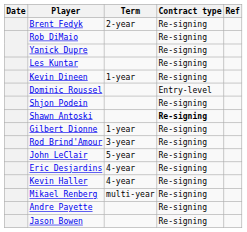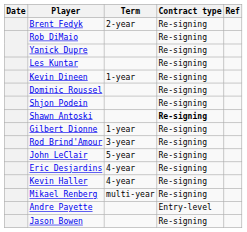(185, 90) Entry-level -> (183, 90) Re-signing
(183, 208) Re-signing -> (185, 208) Entry-level
